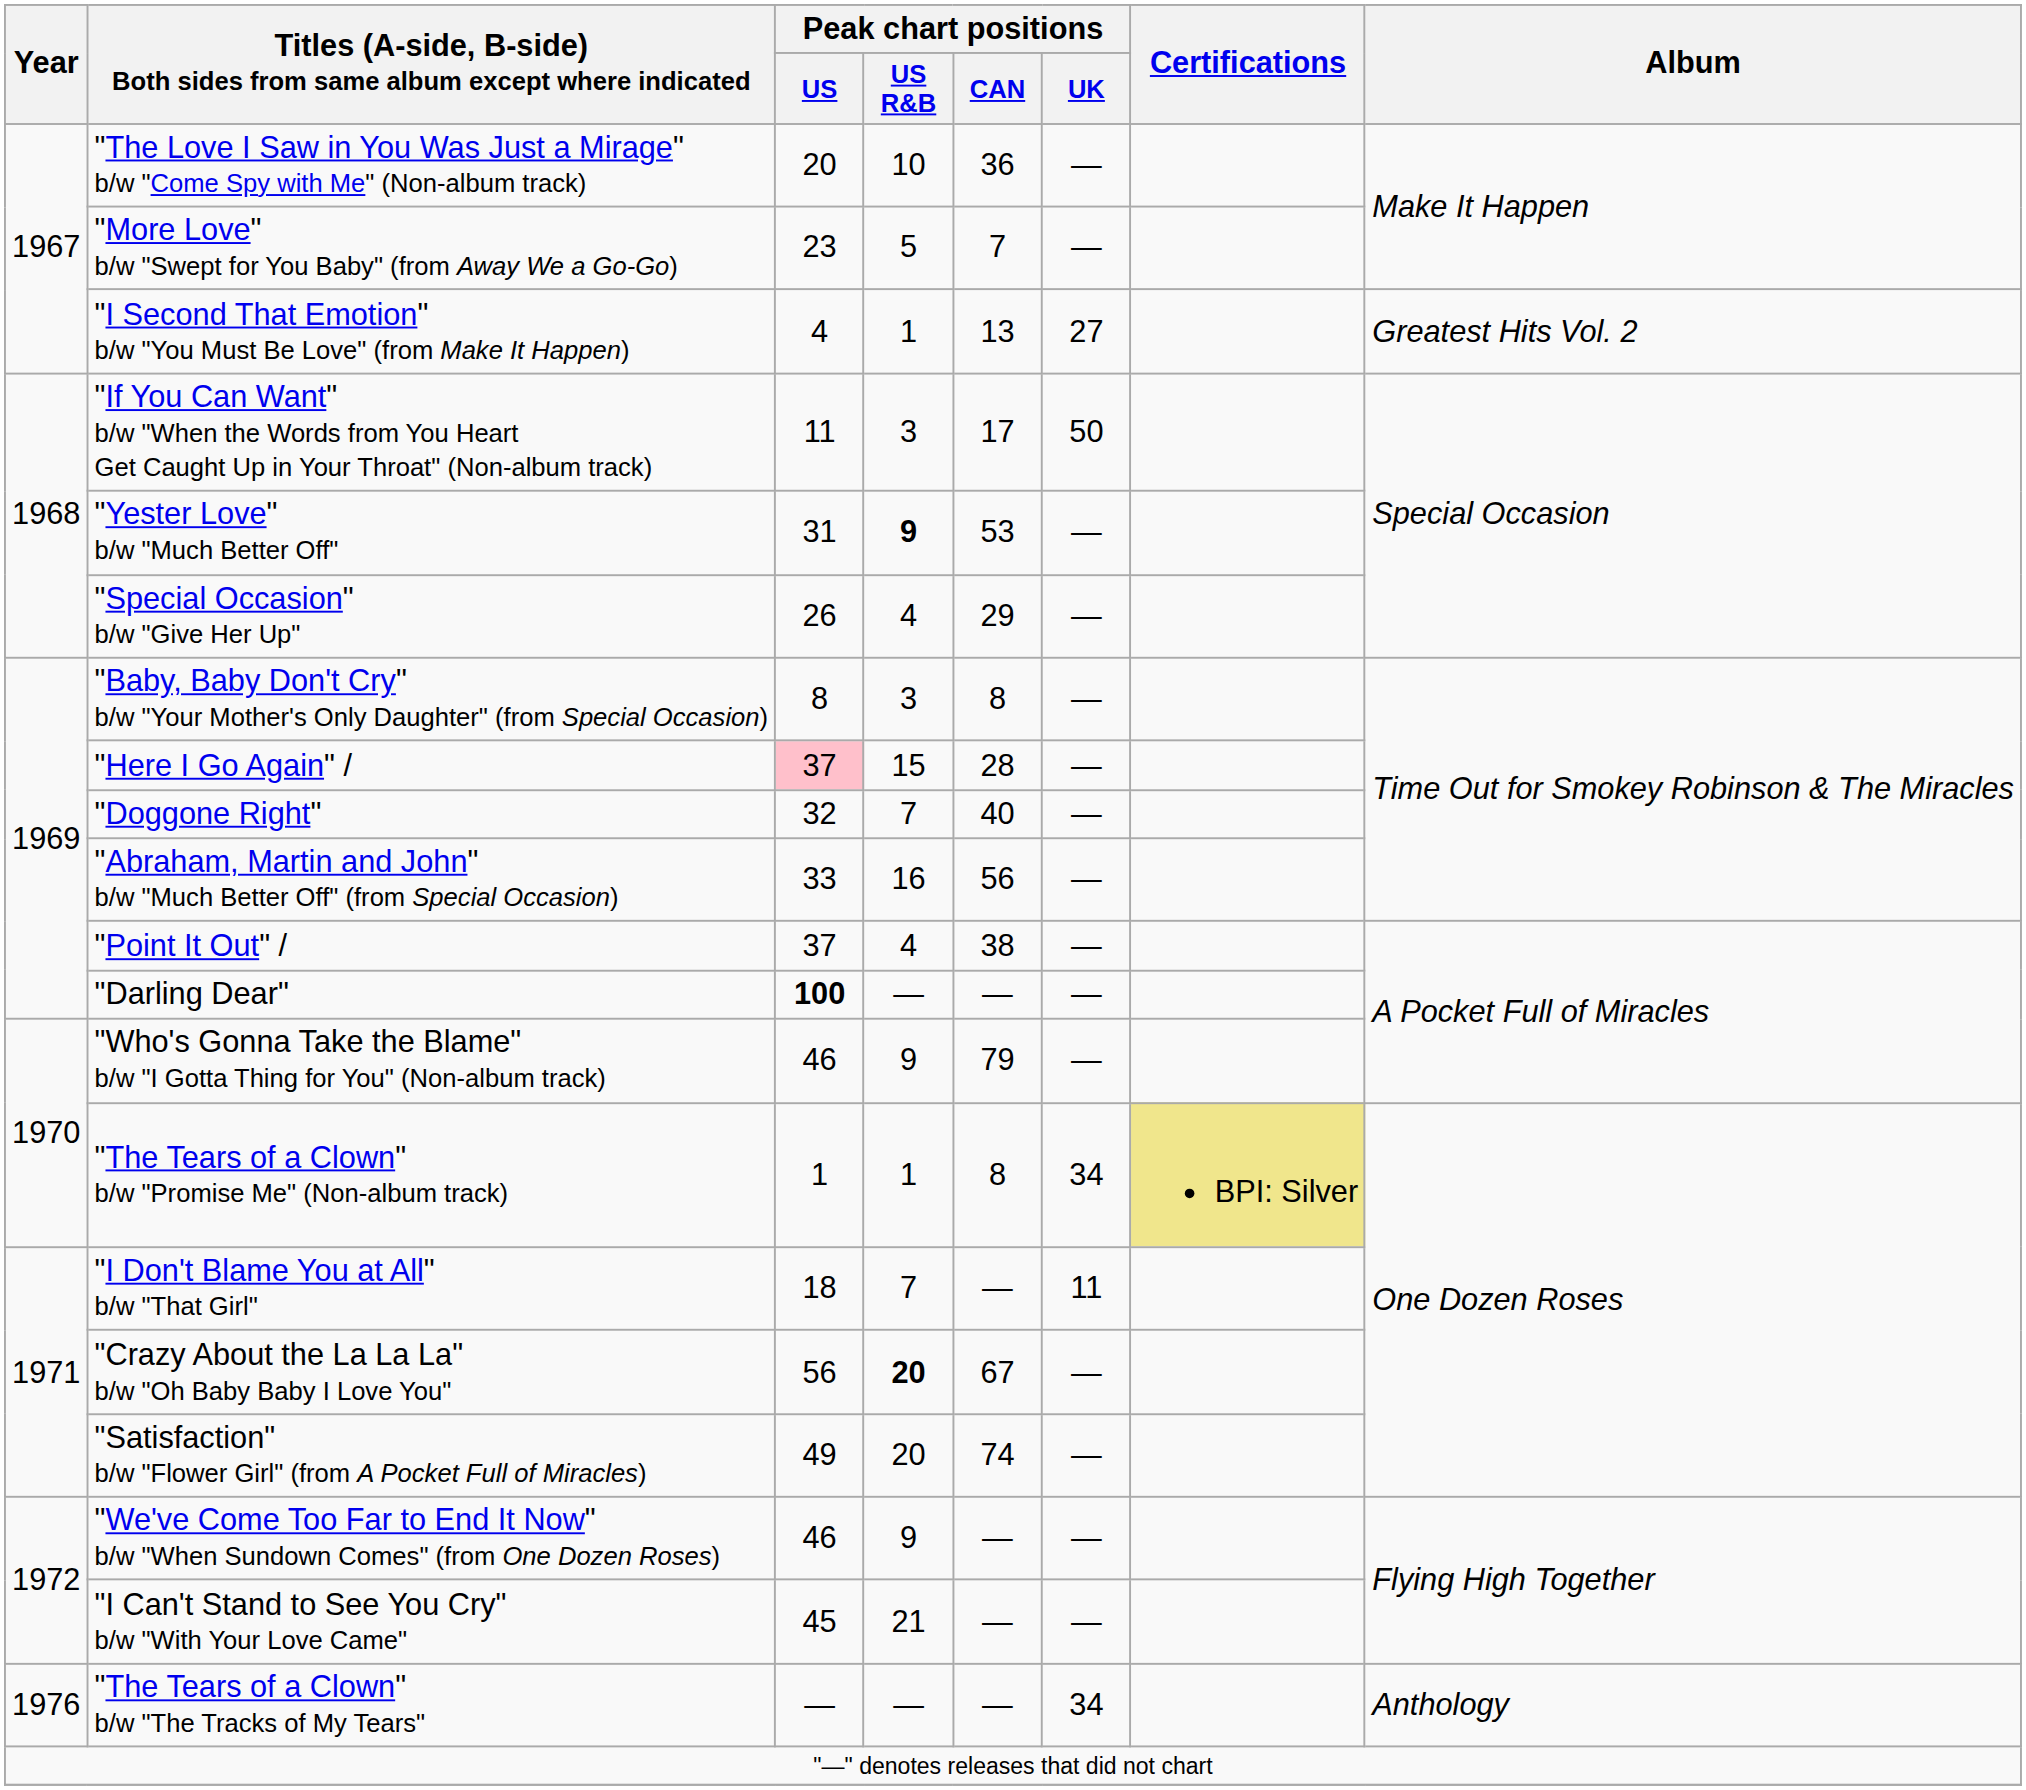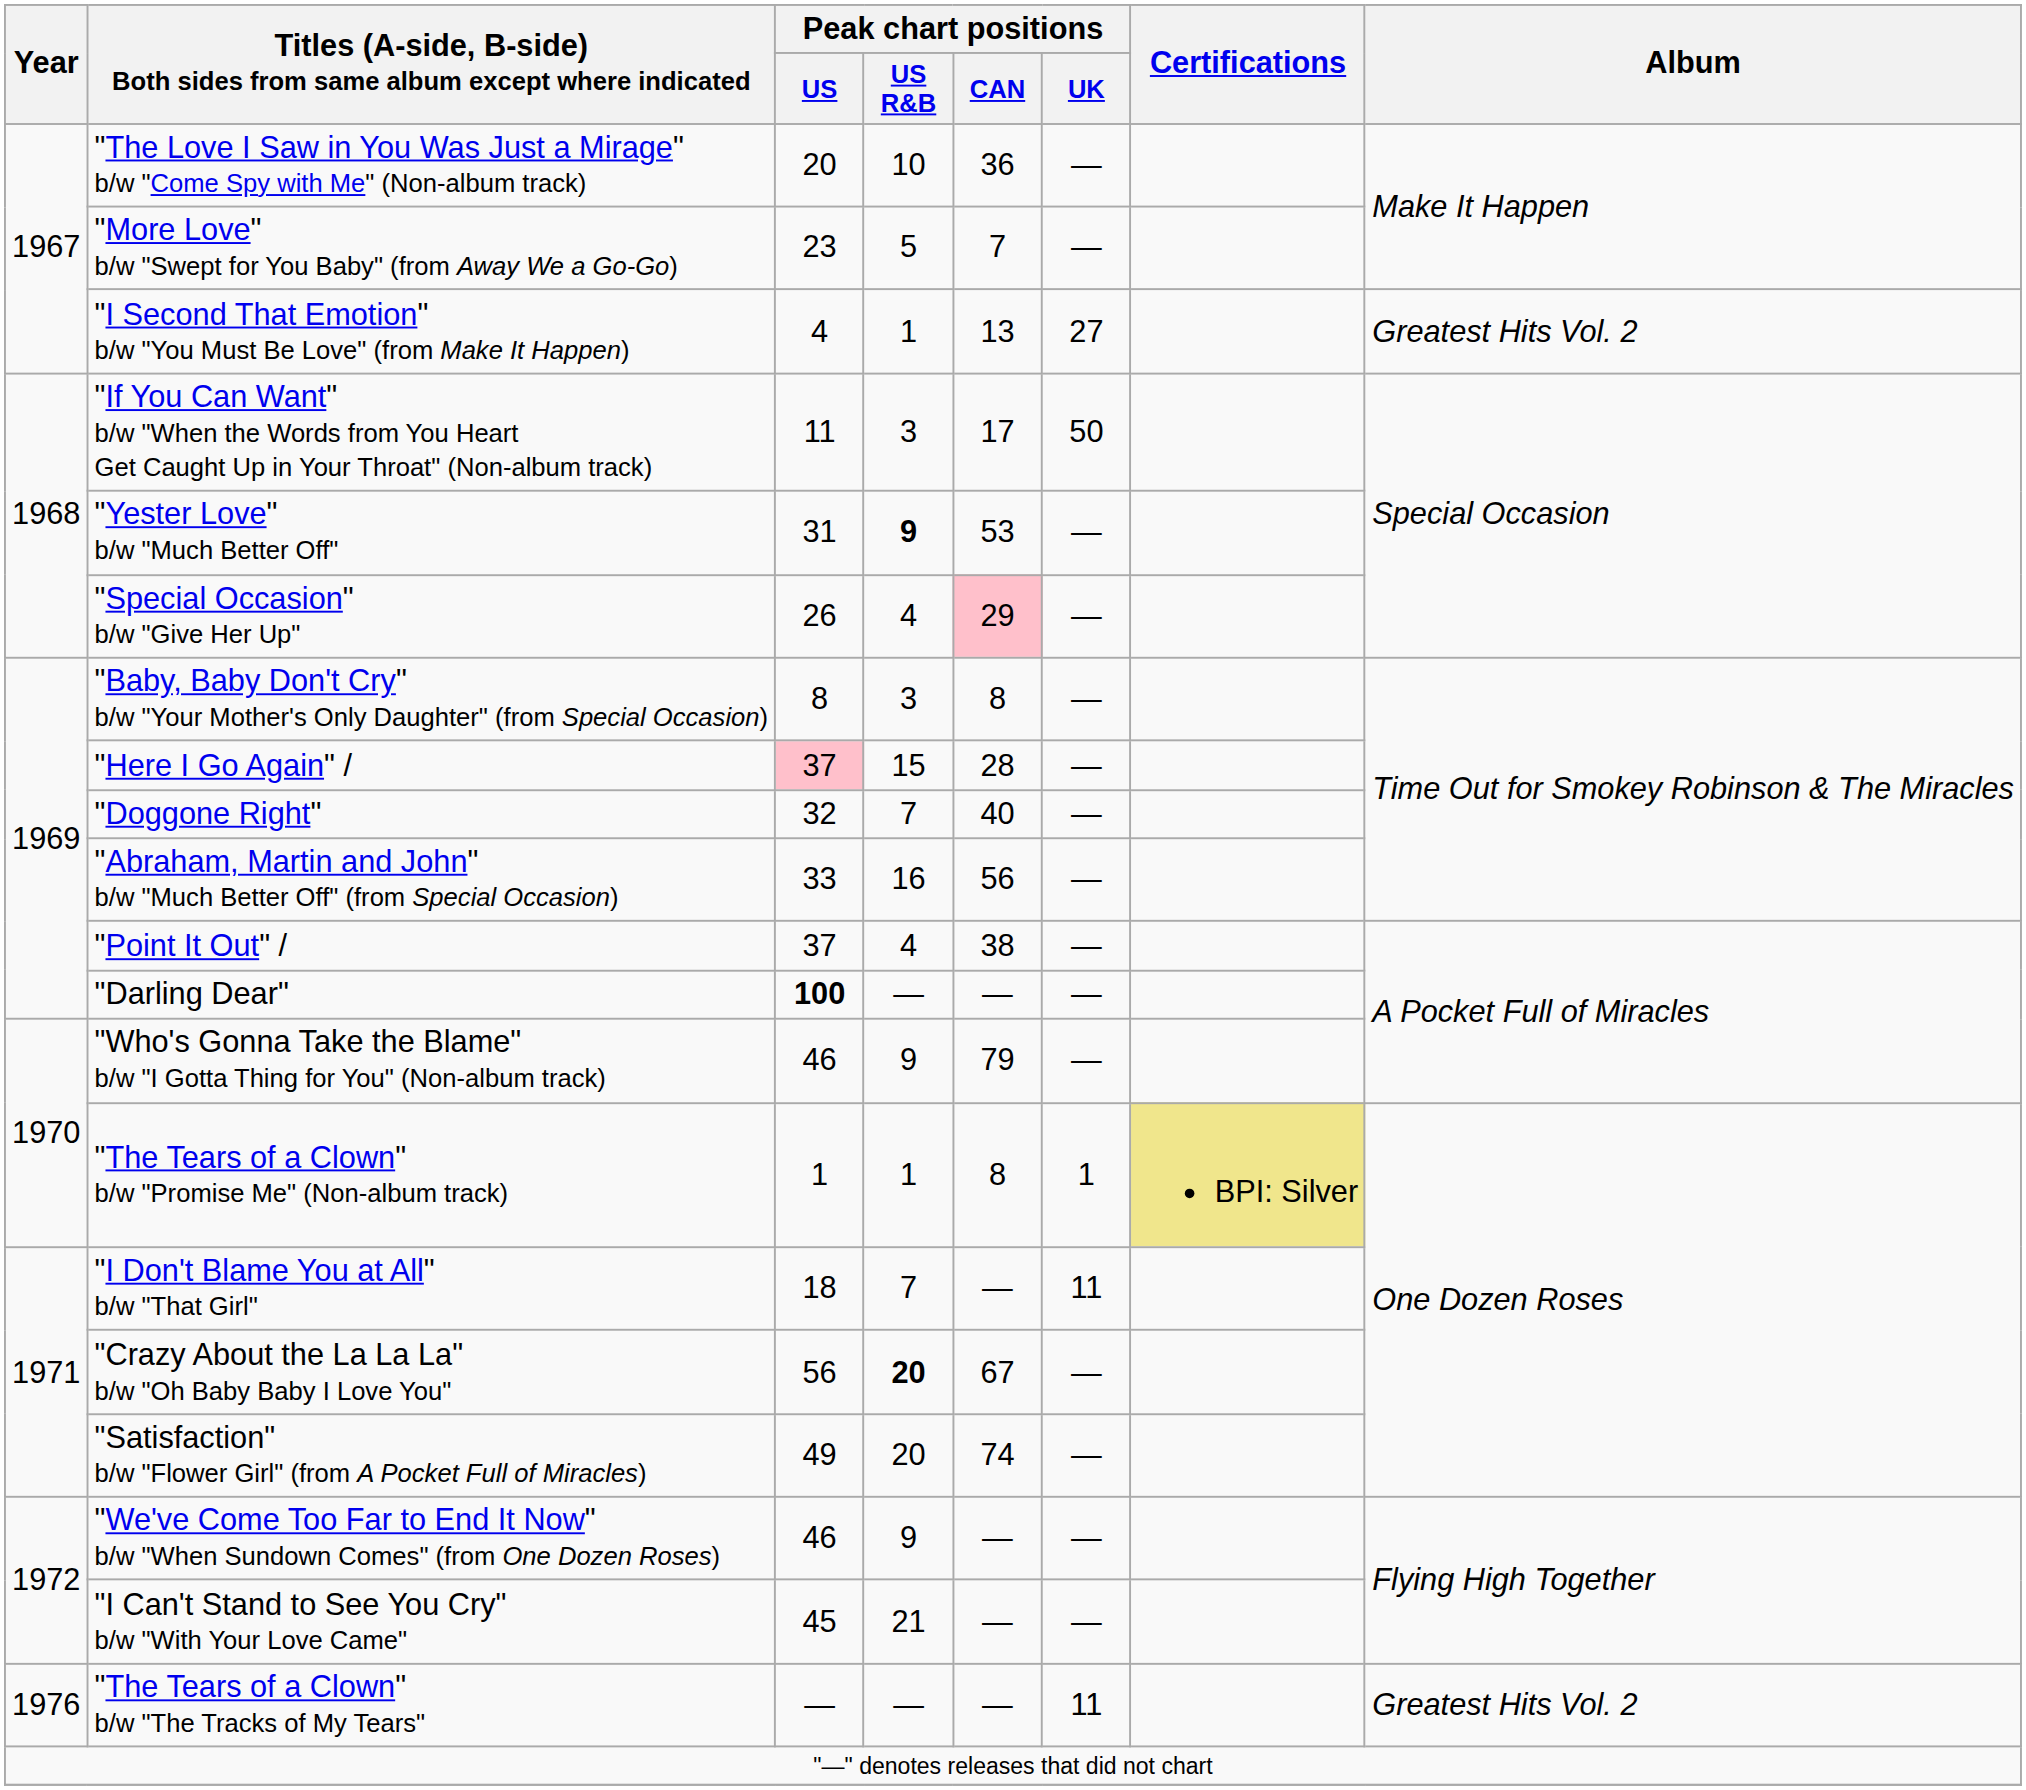(997, 615) no background -> (997, 615) pink background
(1086, 1174) 34 -> (1086, 1174) 1
(1086, 1704) 34 -> (1086, 1704) 11
(1441, 1704) Anthology -> (1505, 1704) Greatest Hits Vol. 2
